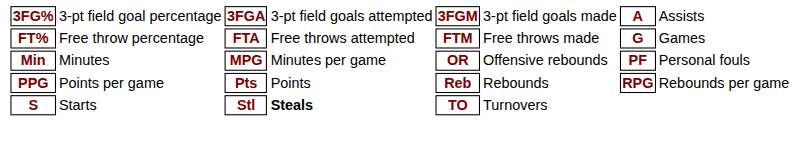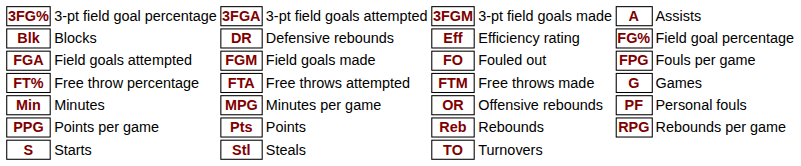+ row: (28, 38)
+ row: (28, 61)
(292, 105) bold -> (286, 150) normal
